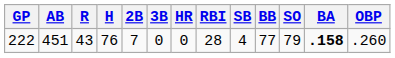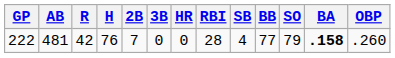(55, 41) 451 -> (55, 41) 481
(84, 41) 43 -> (84, 41) 42
